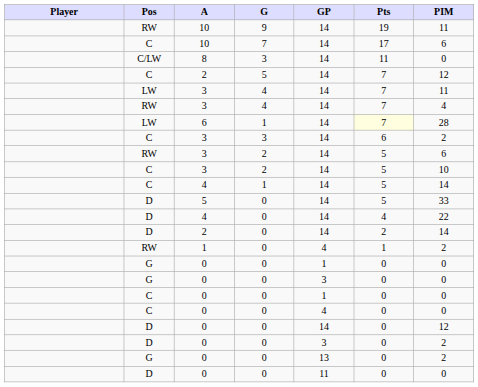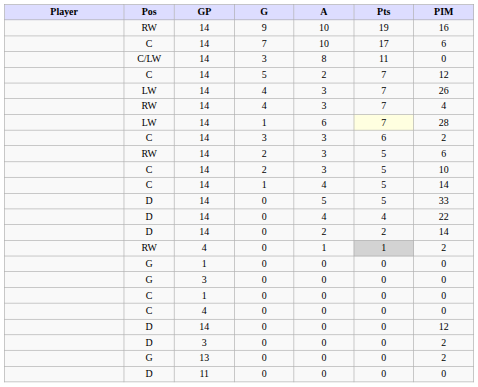columns swapped: (324, 12) <-> (204, 12)
(444, 28) 11 -> (444, 28) 16
(444, 91) 11 -> (444, 91) 26
(384, 248) no background -> (384, 248) lightgrey background
